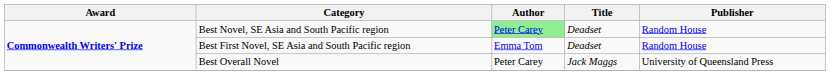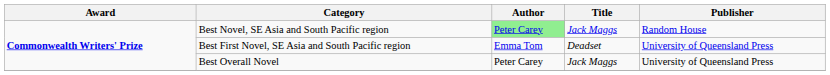(584, 29) Deadset -> (592, 29) Jack Maggs
(674, 45) Random House -> (708, 45) University of Queensland Press
